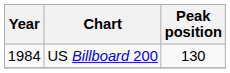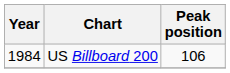(193, 56) 130 -> (193, 56) 106
